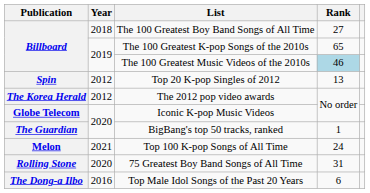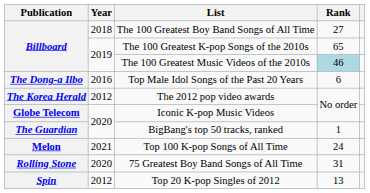rows swapped: (216, 180) <-> (216, 79)
